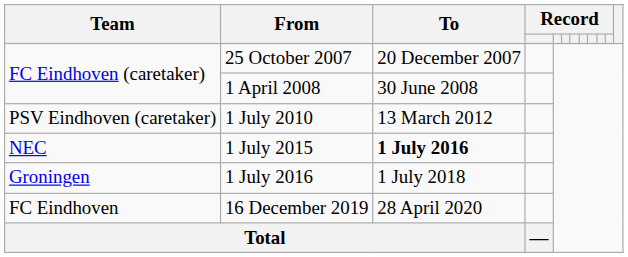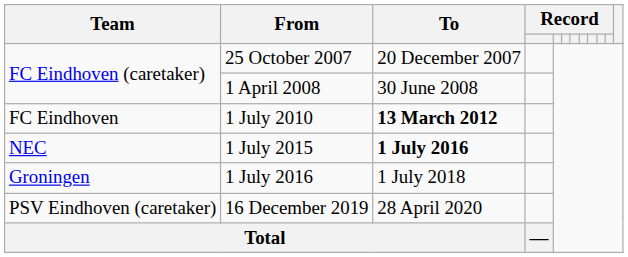(113, 118) PSV Eindhoven (caretaker) -> (64, 118) FC Eindhoven
(435, 118) normal -> (437, 118) bold
(64, 207) FC Eindhoven -> (113, 207) PSV Eindhoven (caretaker)
